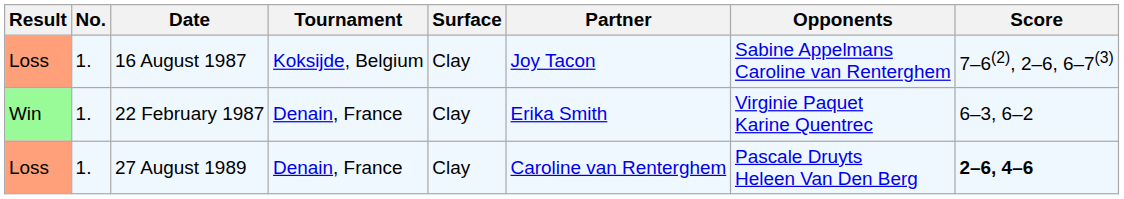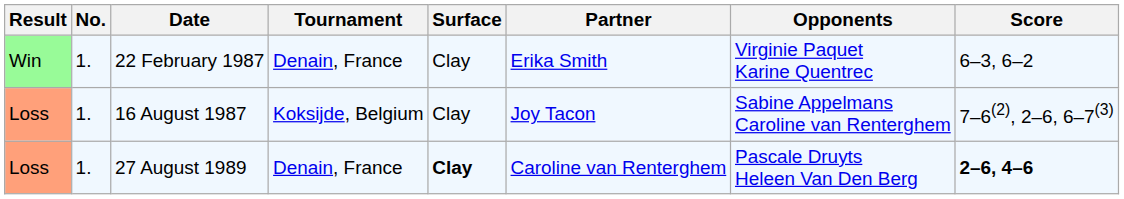rows swapped: (190, 113) <-> (181, 61)
(451, 166) normal -> (452, 166) bold
